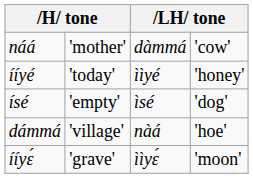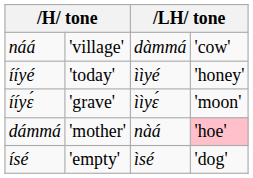(98, 46) 'mother' -> (97, 46) 'village'
rows swapped: (21, 159) <-> (19, 103)
(97, 131) 'village' -> (98, 131) 'mother'
(211, 131) no background -> (211, 131) pink background
